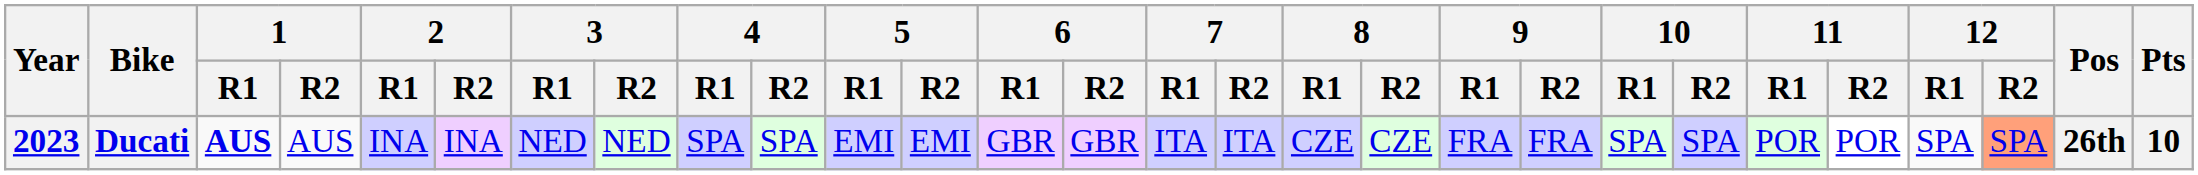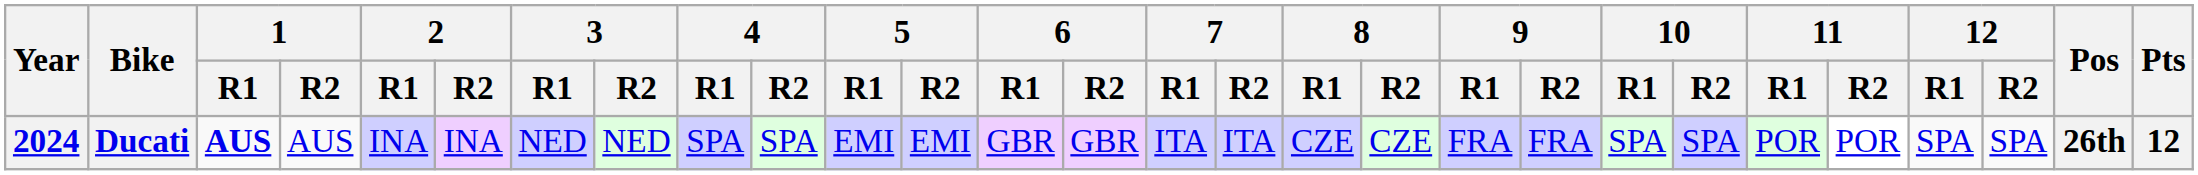(46, 142) 2023 -> (46, 142) 2024
(2018, 142) lightsalmon background -> (2018, 142) no background
(2163, 142) 10 -> (2163, 142) 12
